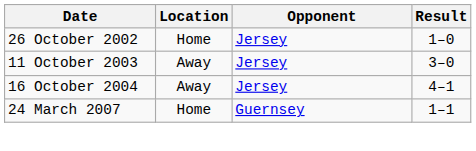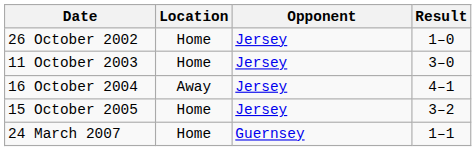(194, 63) Away -> (194, 63) Home
+ row: (73, 110)
